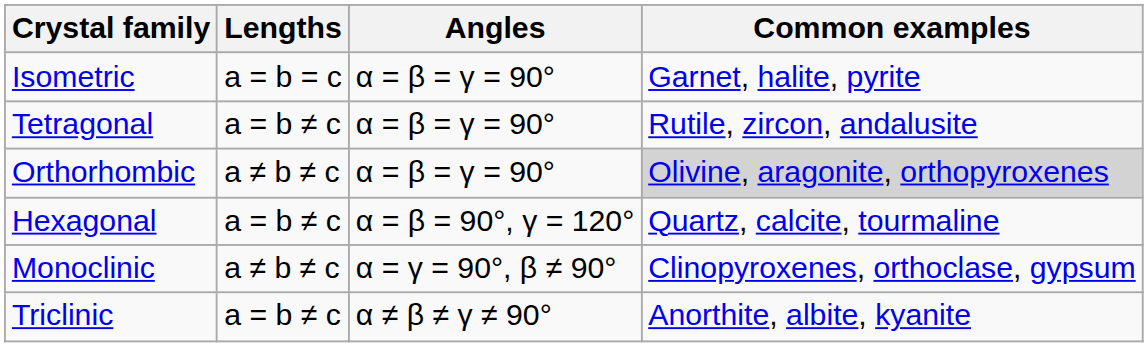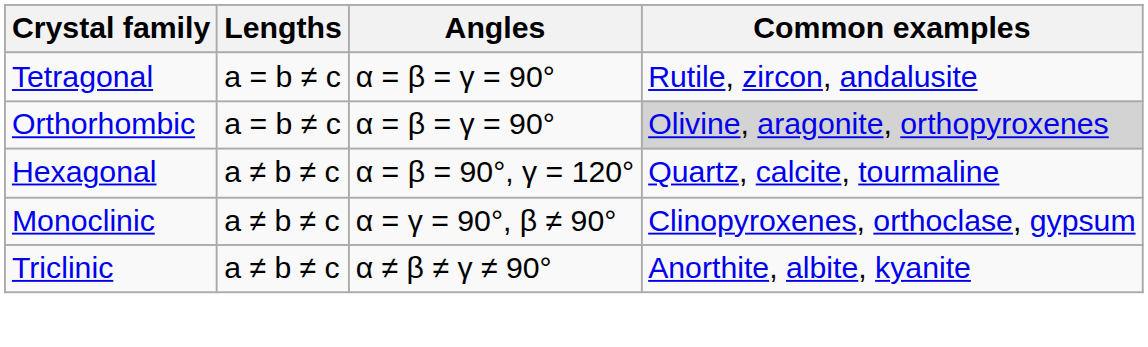- row: (73, 76)
(282, 172) a ≠ b ≠ c -> (282, 124) a = b ≠ c
(282, 220) a = b ≠ c -> (282, 172) a ≠ b ≠ c
(282, 316) a = b ≠ c -> (282, 268) a ≠ b ≠ c
